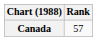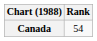(78, 28) 57 -> (78, 28) 54
